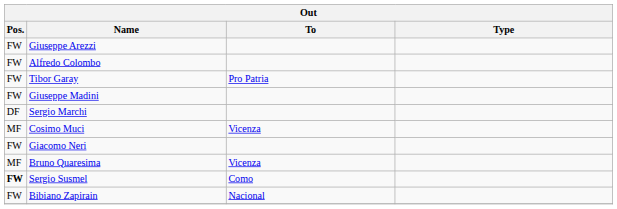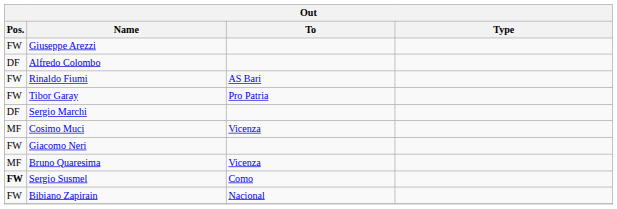(14, 63) FW -> (13, 63) DF
+ row: (58, 79)
- row: (64, 96)
